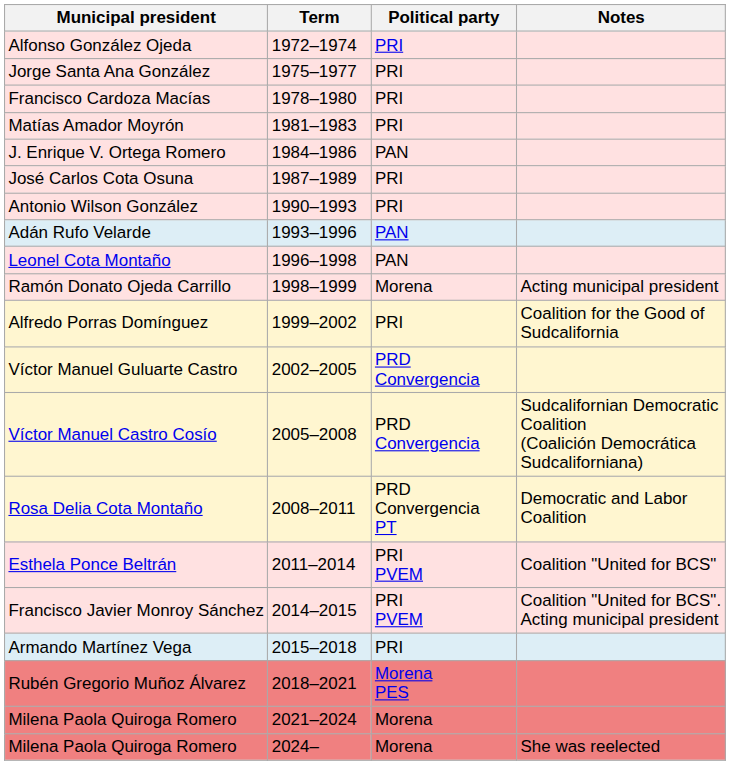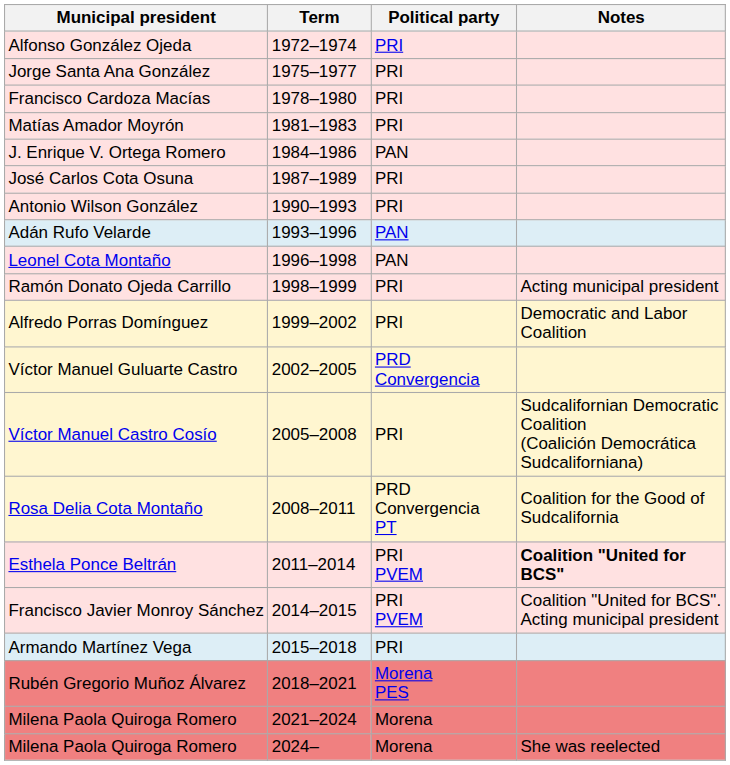(404, 286) Morena -> (389, 286) PRI
(612, 323) Coalition for the Good of Sudcalifornia -> (604, 323) Democratic and Labor Coalition
(427, 434) PRD Convergencia -> (389, 434) PRI
(604, 508) Democratic and Labor Coalition -> (612, 508) Coalition for the Good of Sudcalifornia
(618, 564) normal -> (603, 564) bold
